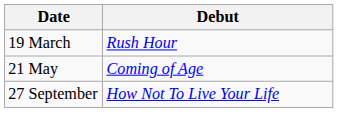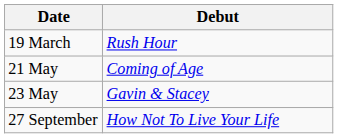+ row: (33, 94)
